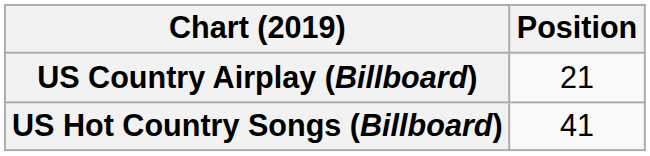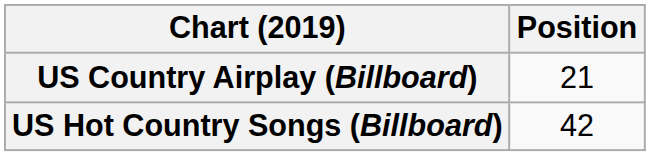(577, 125) 41 -> (577, 125) 42
